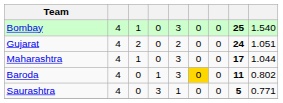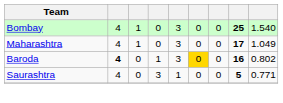- row: (23, 43)
(263, 59) 1.044 -> (263, 43) 1.049
(118, 75) normal -> (118, 59) bold
(239, 75) 11 -> (239, 59) 16
